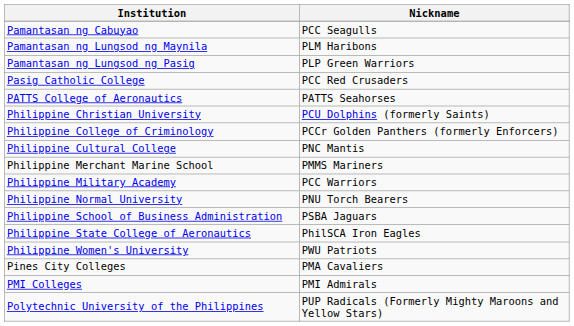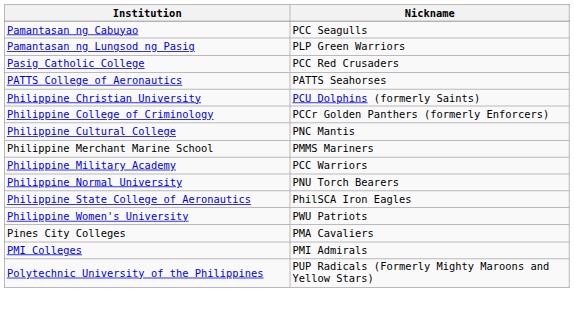- row: (107, 47)
- row: (145, 216)
